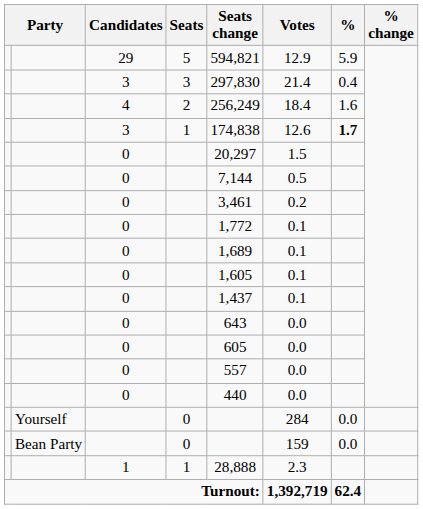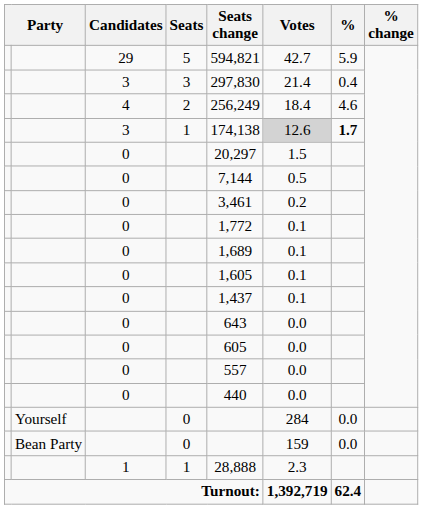(297, 57) 12.9 -> (297, 57) 42.7
(348, 105) 1.6 -> (348, 105) 4.6
(235, 130) 174,838 -> (235, 130) 174,138
(297, 130) no background -> (297, 130) lightgrey background
